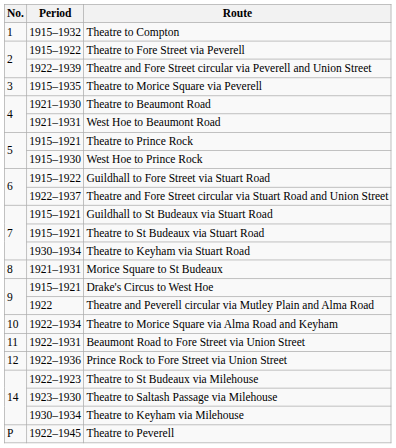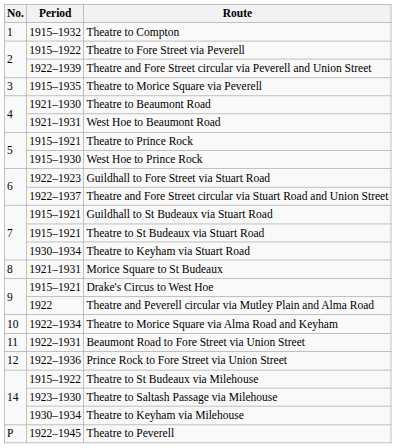(55, 178) 1915–1922 -> (55, 178) 1922–1923
(55, 379) 1922–1923 -> (55, 379) 1915–1922
